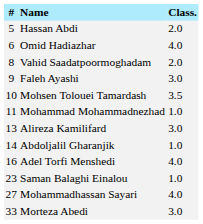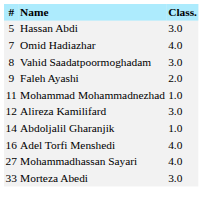(175, 28) 2.0 -> (175, 28) 3.0
(11, 45) 6 -> (11, 45) 7
(175, 62) 2.0 -> (175, 62) 3.0
(175, 78) 3.0 -> (175, 78) 2.0
- row: (83, 95)
(11, 128) 13 -> (11, 111) 12
- row: (74, 178)
